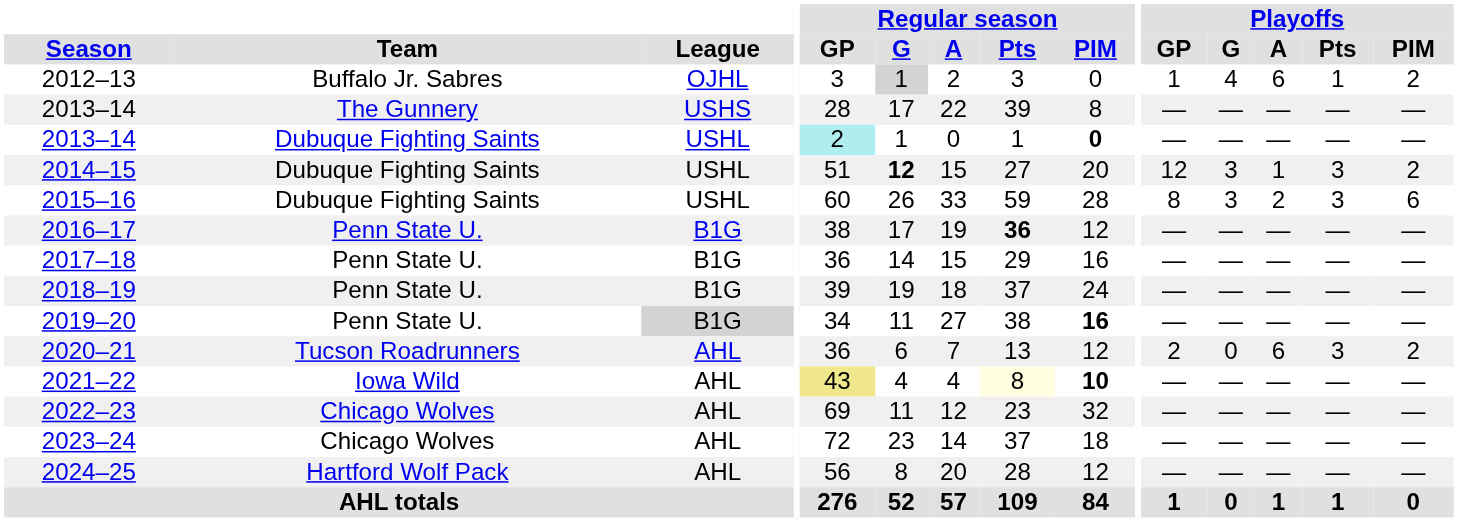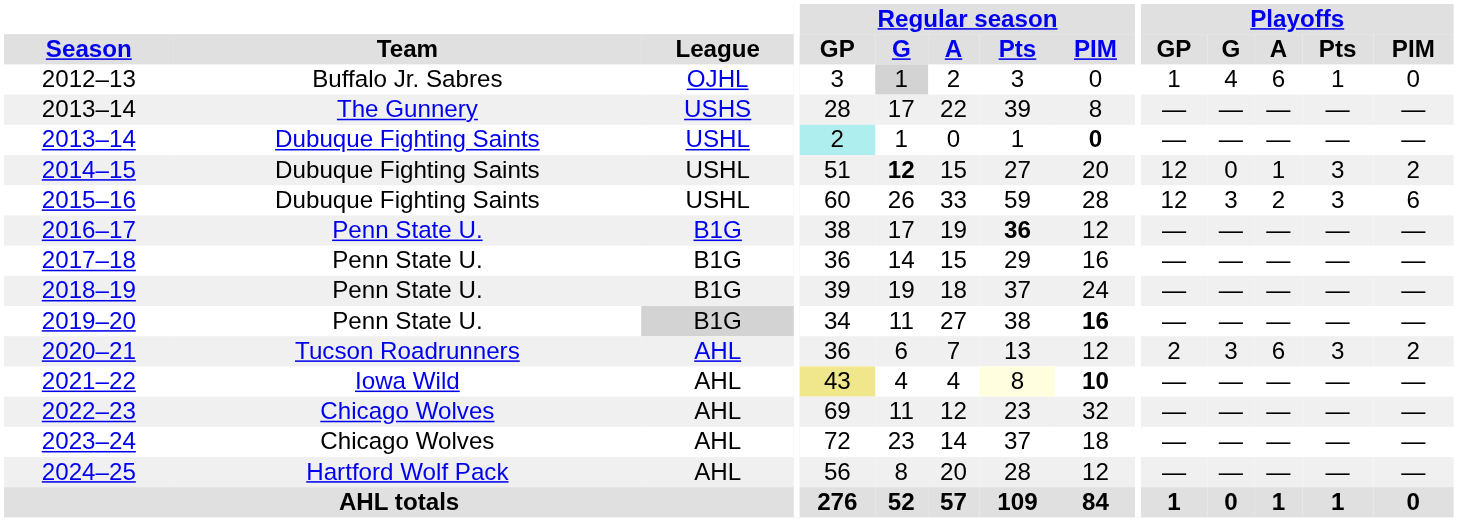(1413, 79) 2 -> (1413, 79) 0
(1231, 169) 3 -> (1231, 169) 0
(1174, 200) 8 -> (1174, 200) 12
(1231, 351) 0 -> (1231, 351) 3
